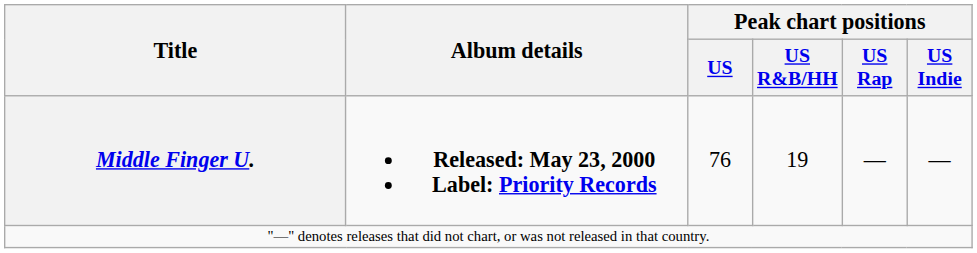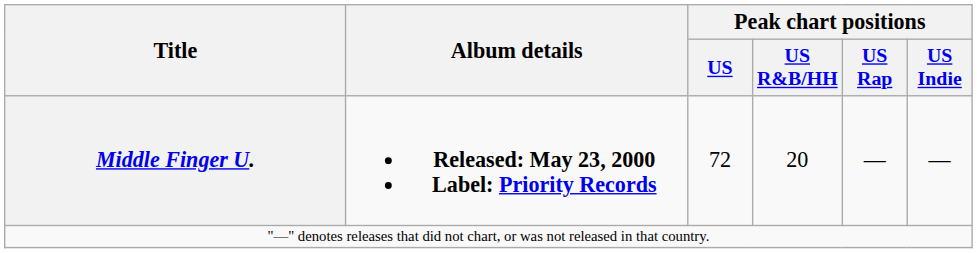(720, 160) 76 -> (720, 160) 72
(797, 160) 19 -> (797, 160) 20
